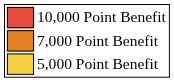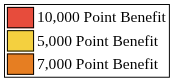rows swapped: (98, 40) <-> (98, 64)
